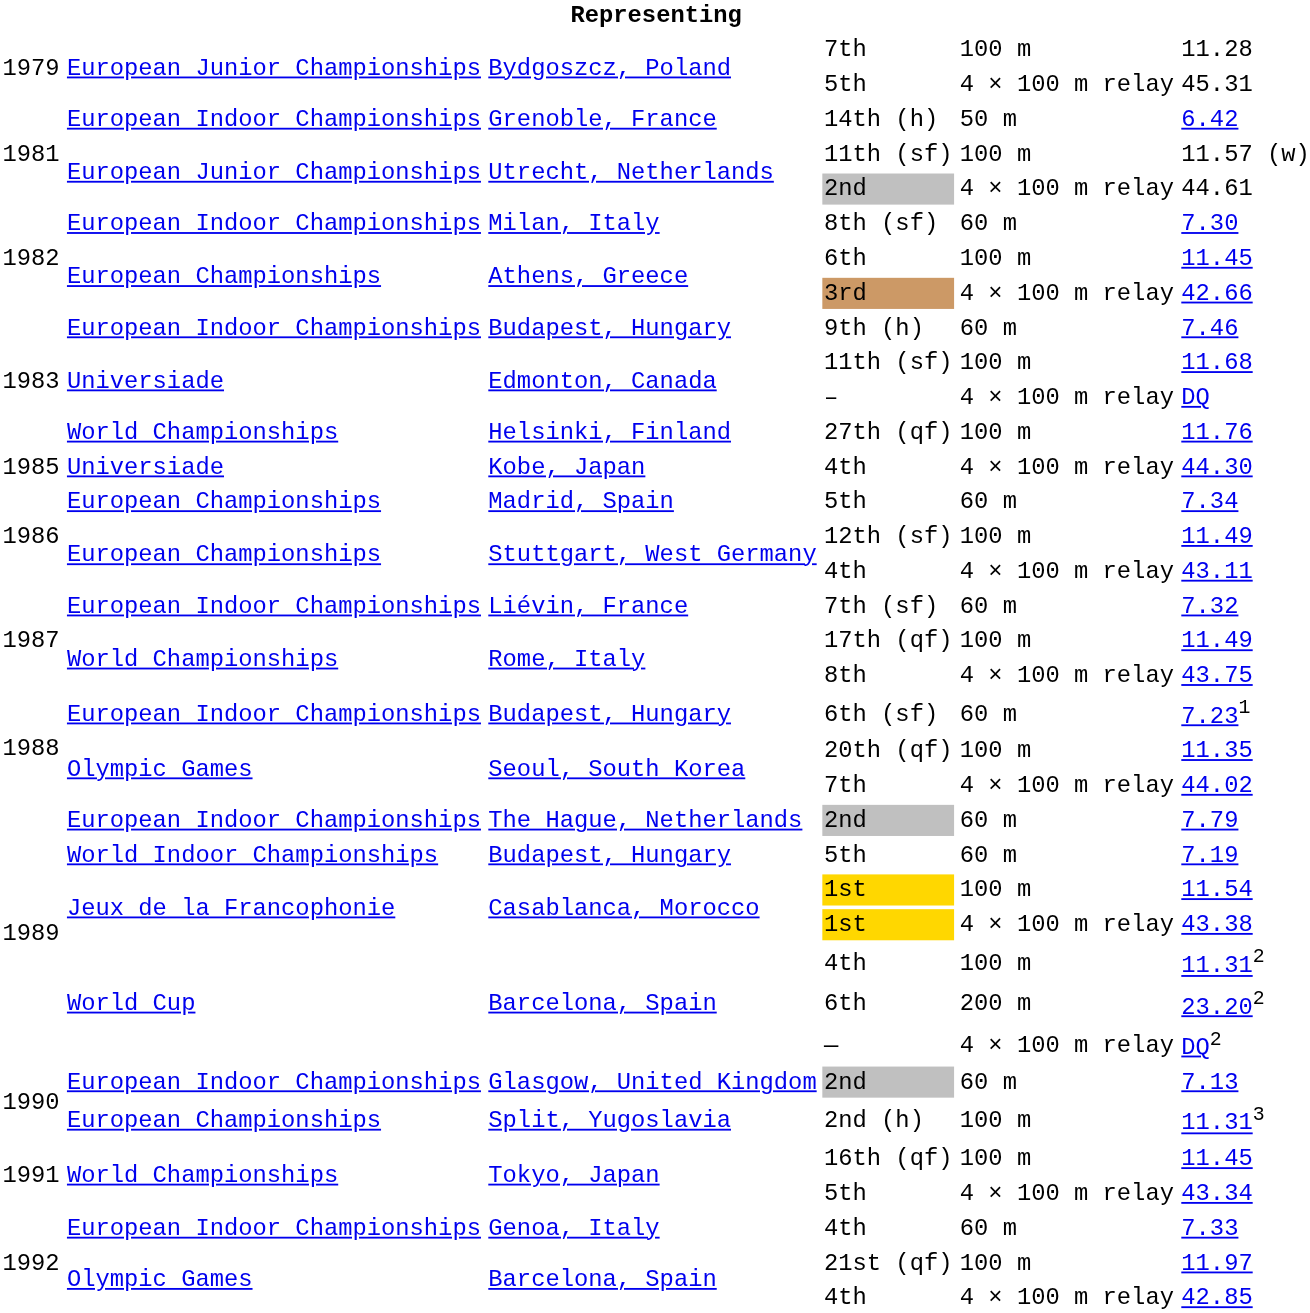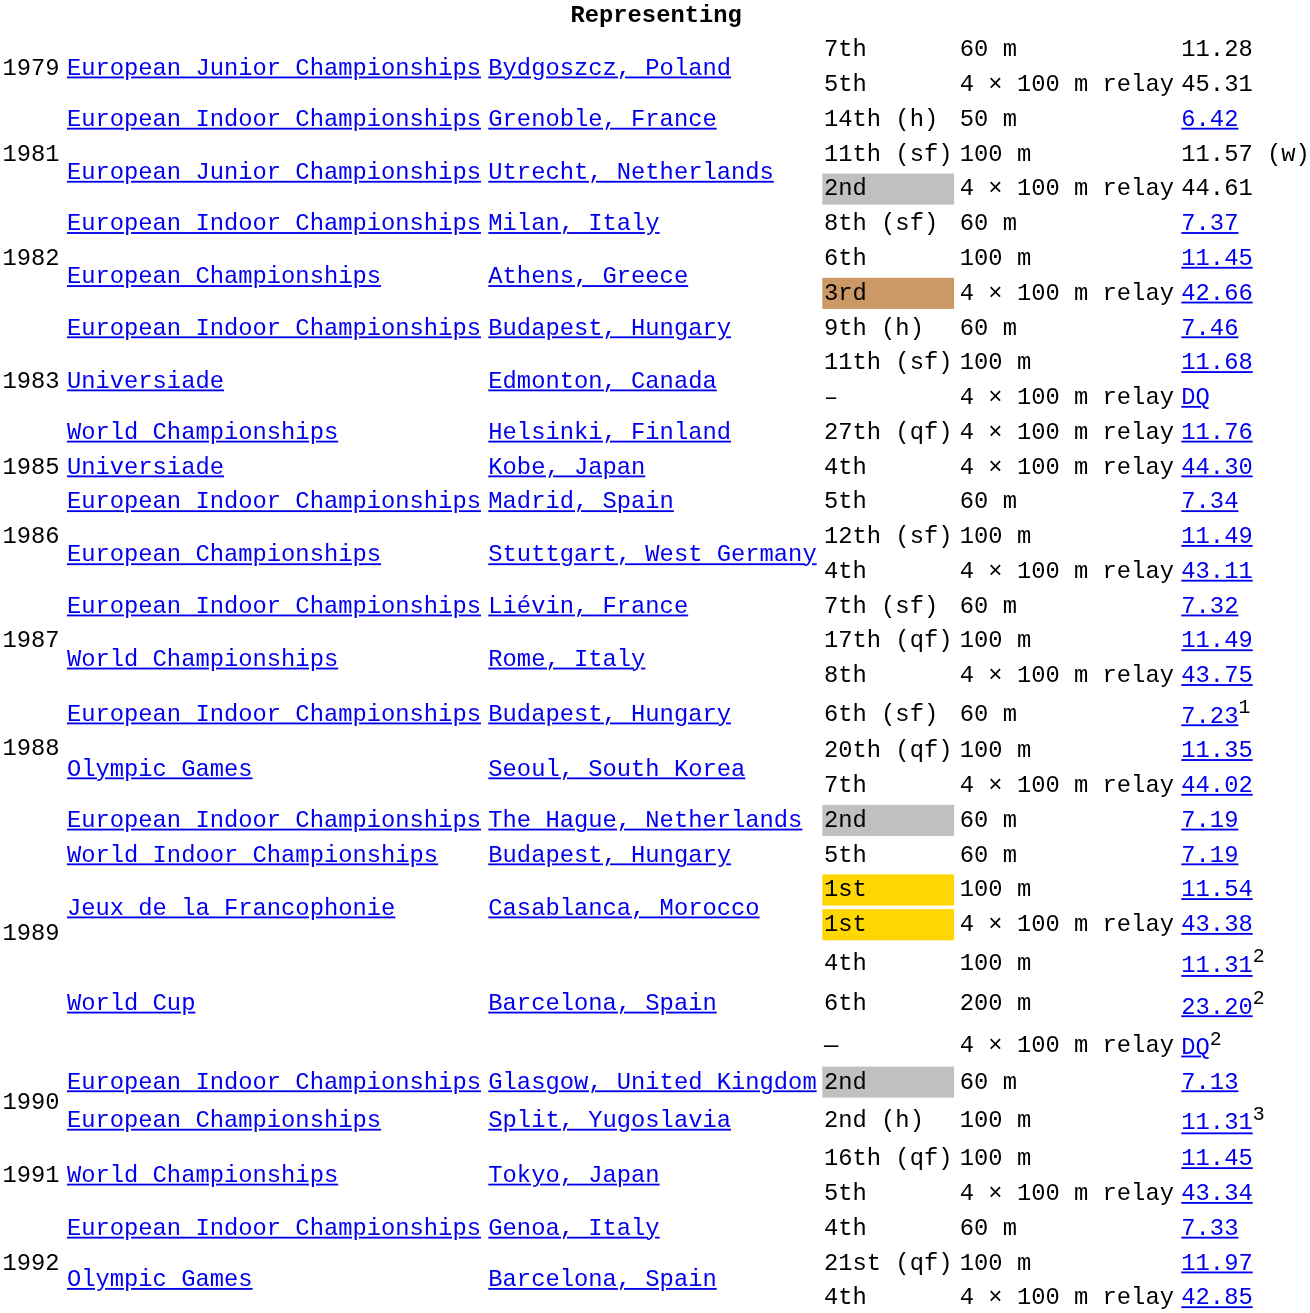(996, 50) 100 m -> (988, 50) 60 m
(1210, 224) 7.30 -> (1210, 224) 7.37
(996, 432) 100 m -> (1067, 432) 4 × 100 m relay
(224, 502) European Championships -> (274, 502) European Indoor Championships
(1210, 821) 7.79 -> (1210, 821) 7.19
